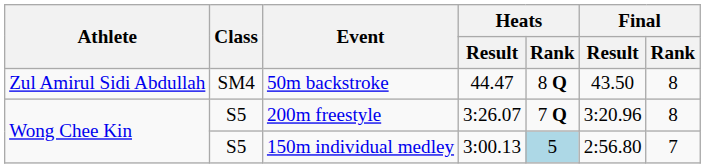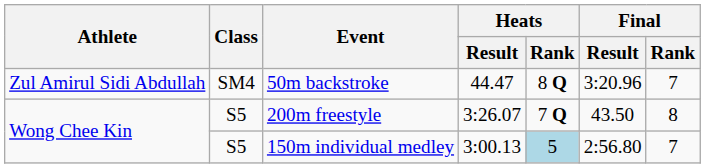(613, 83) 43.50 -> (613, 83) 3:20.96
(673, 83) 8 -> (673, 83) 7
(613, 115) 3:20.96 -> (613, 115) 43.50
